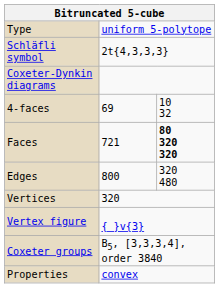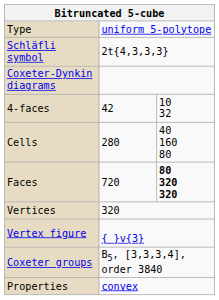(108, 108) 69 -> (108, 108) 42
+ row: (22, 142)
(111, 142) 721 -> (111, 182) 720
- row: (22, 176)
